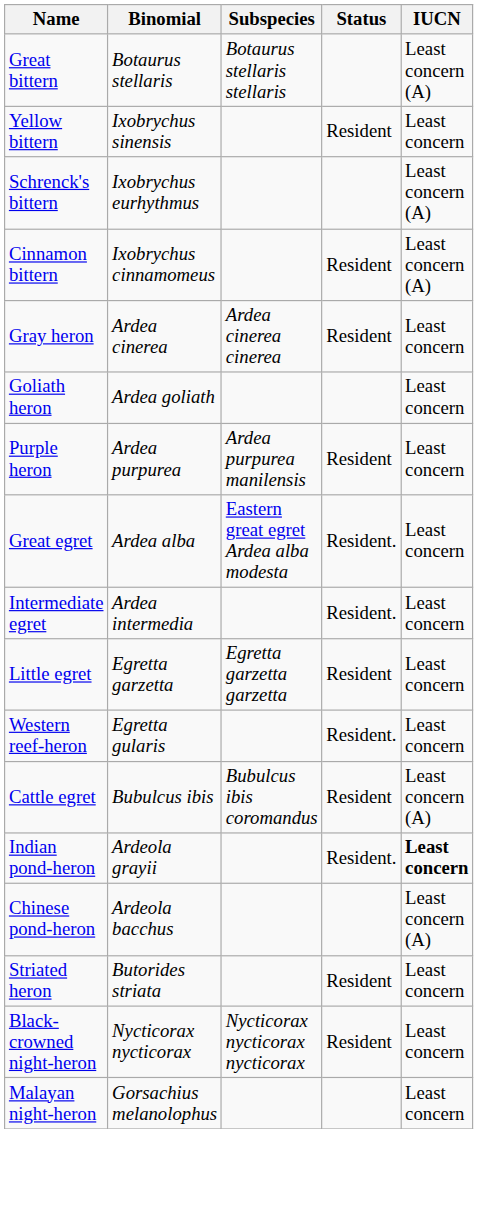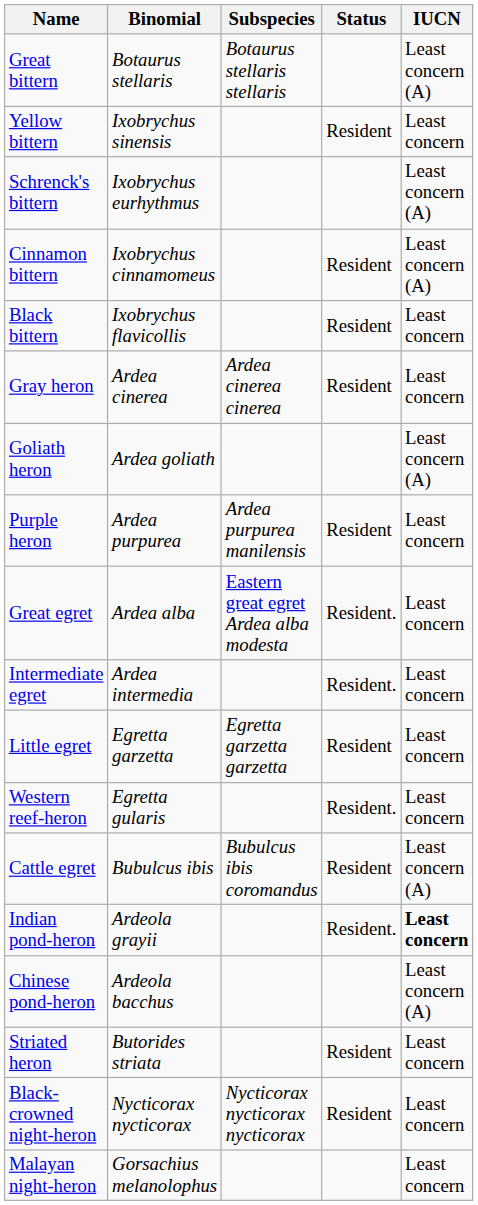+ row: (33, 325)
(435, 397) Least concern -> (435, 458) Least concern (A)
